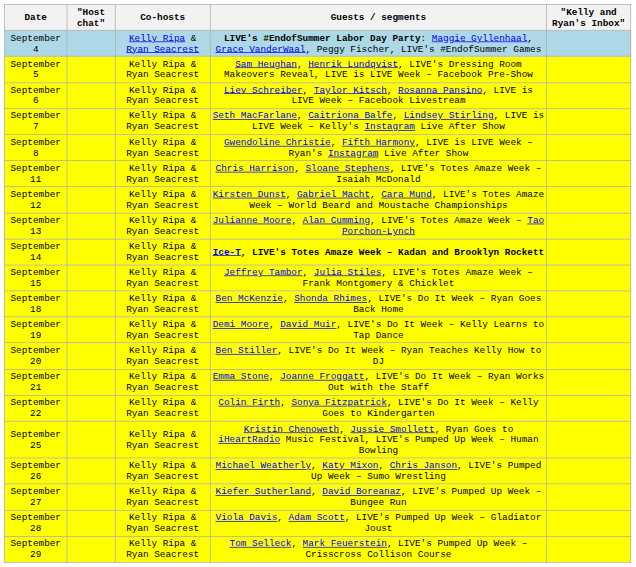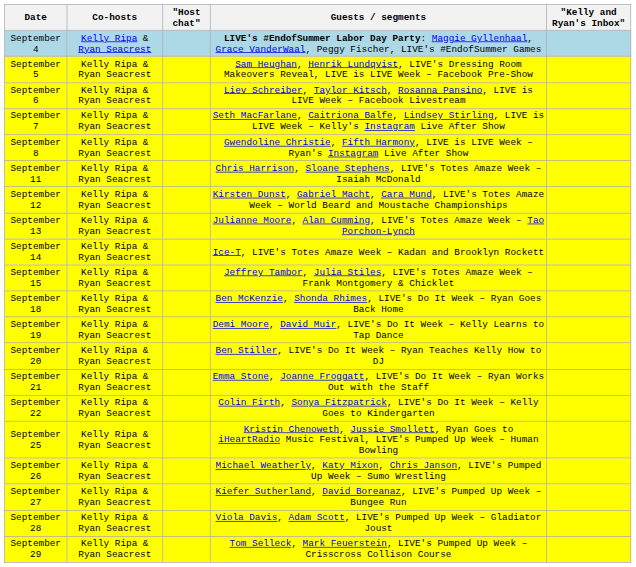columns swapped: (163, 17) <-> (91, 17)
(378, 252) bold -> (378, 252) normal
